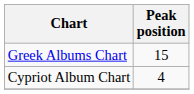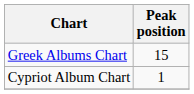(161, 77) 4 -> (161, 77) 1
